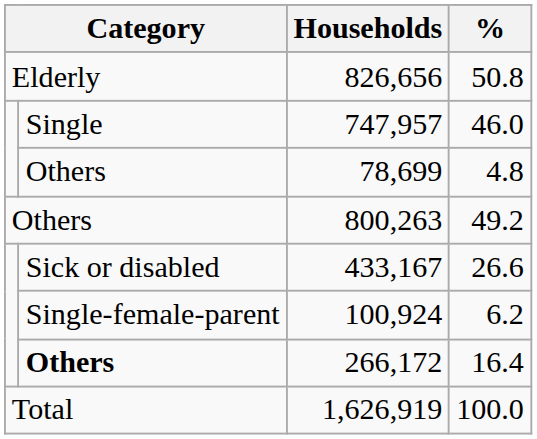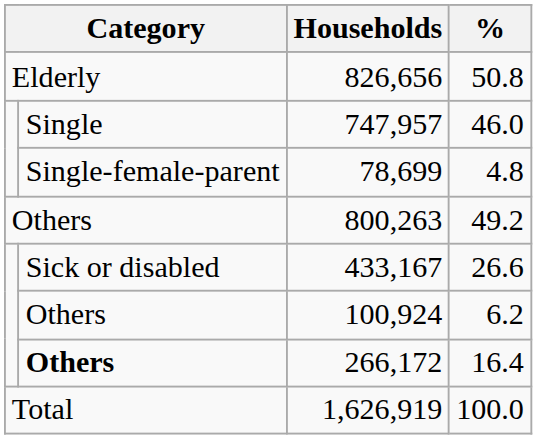(66, 171) Others -> (153, 171) Single-female-parent
(153, 314) Single-female-parent -> (66, 314) Others
